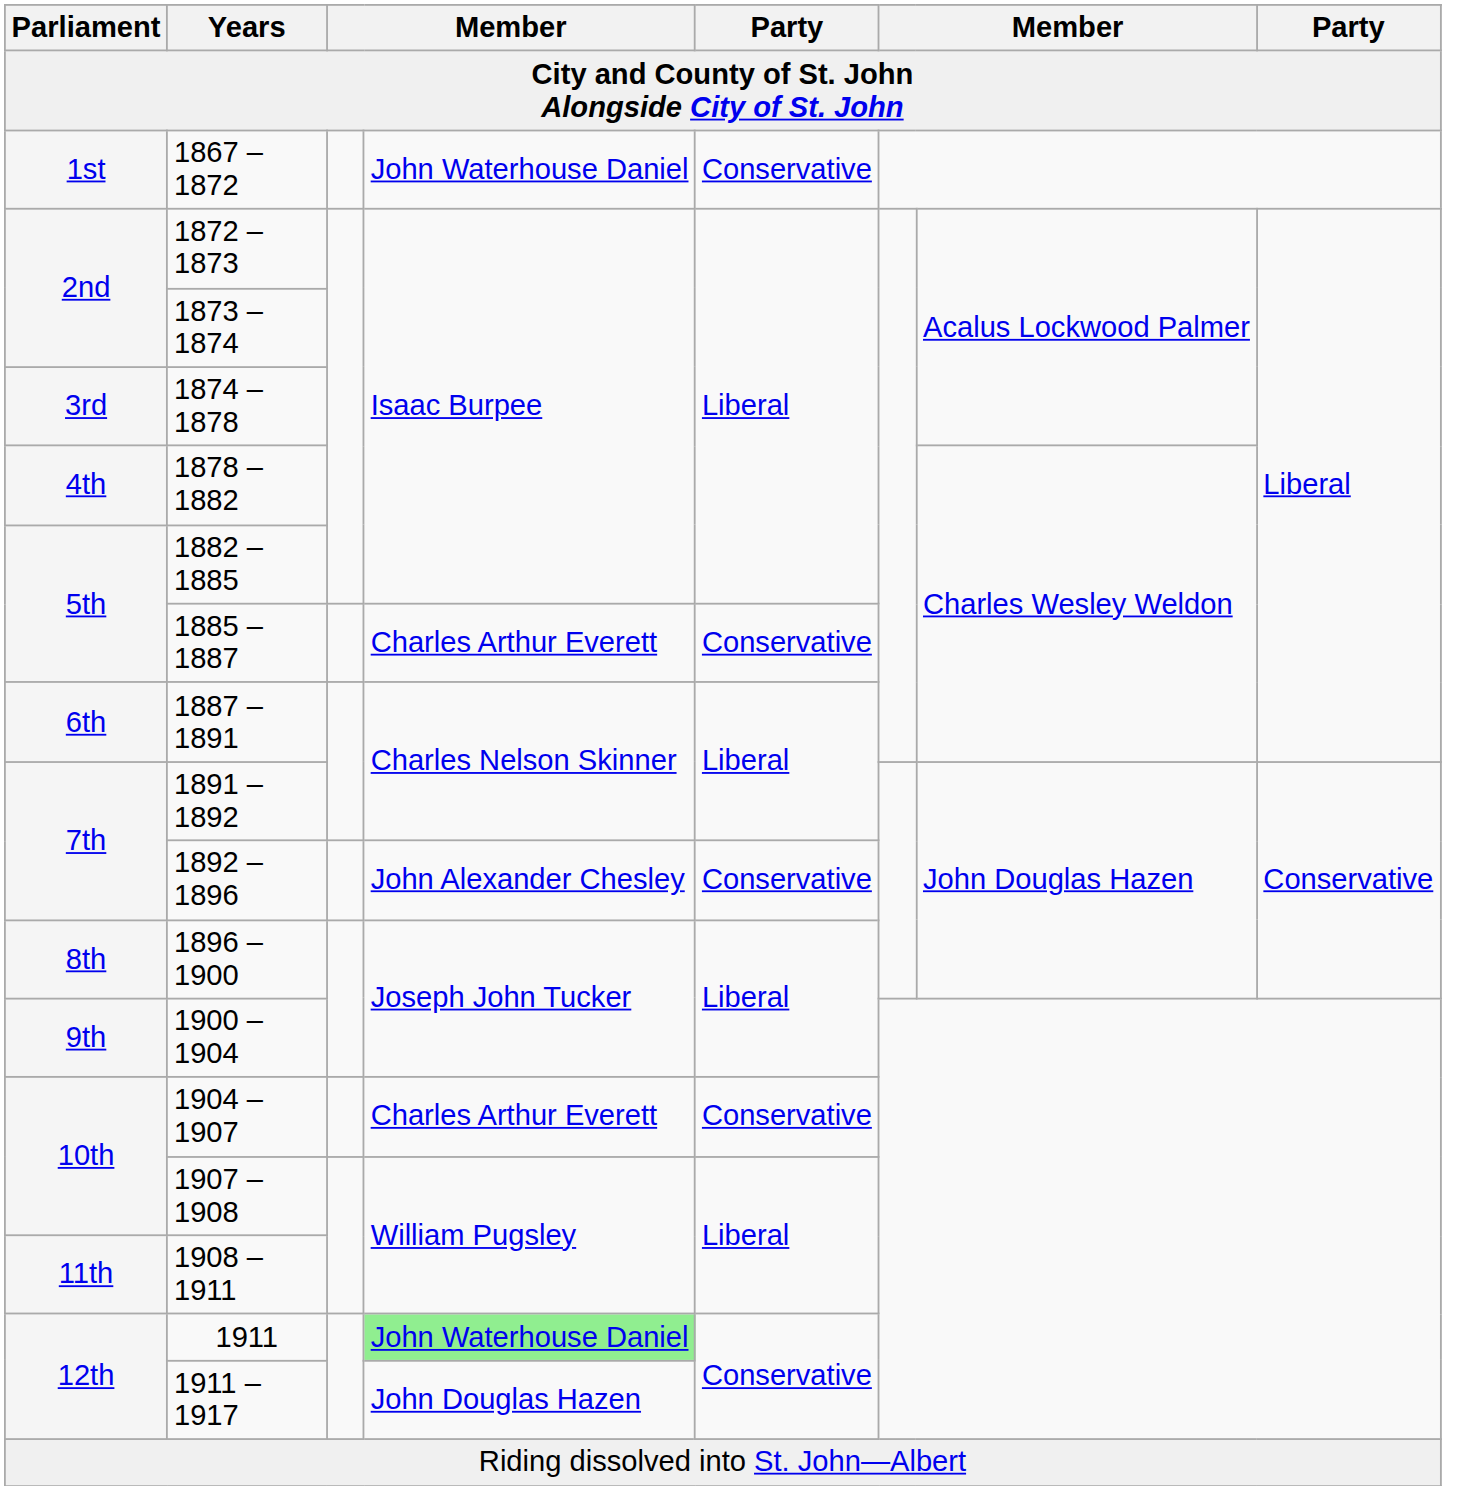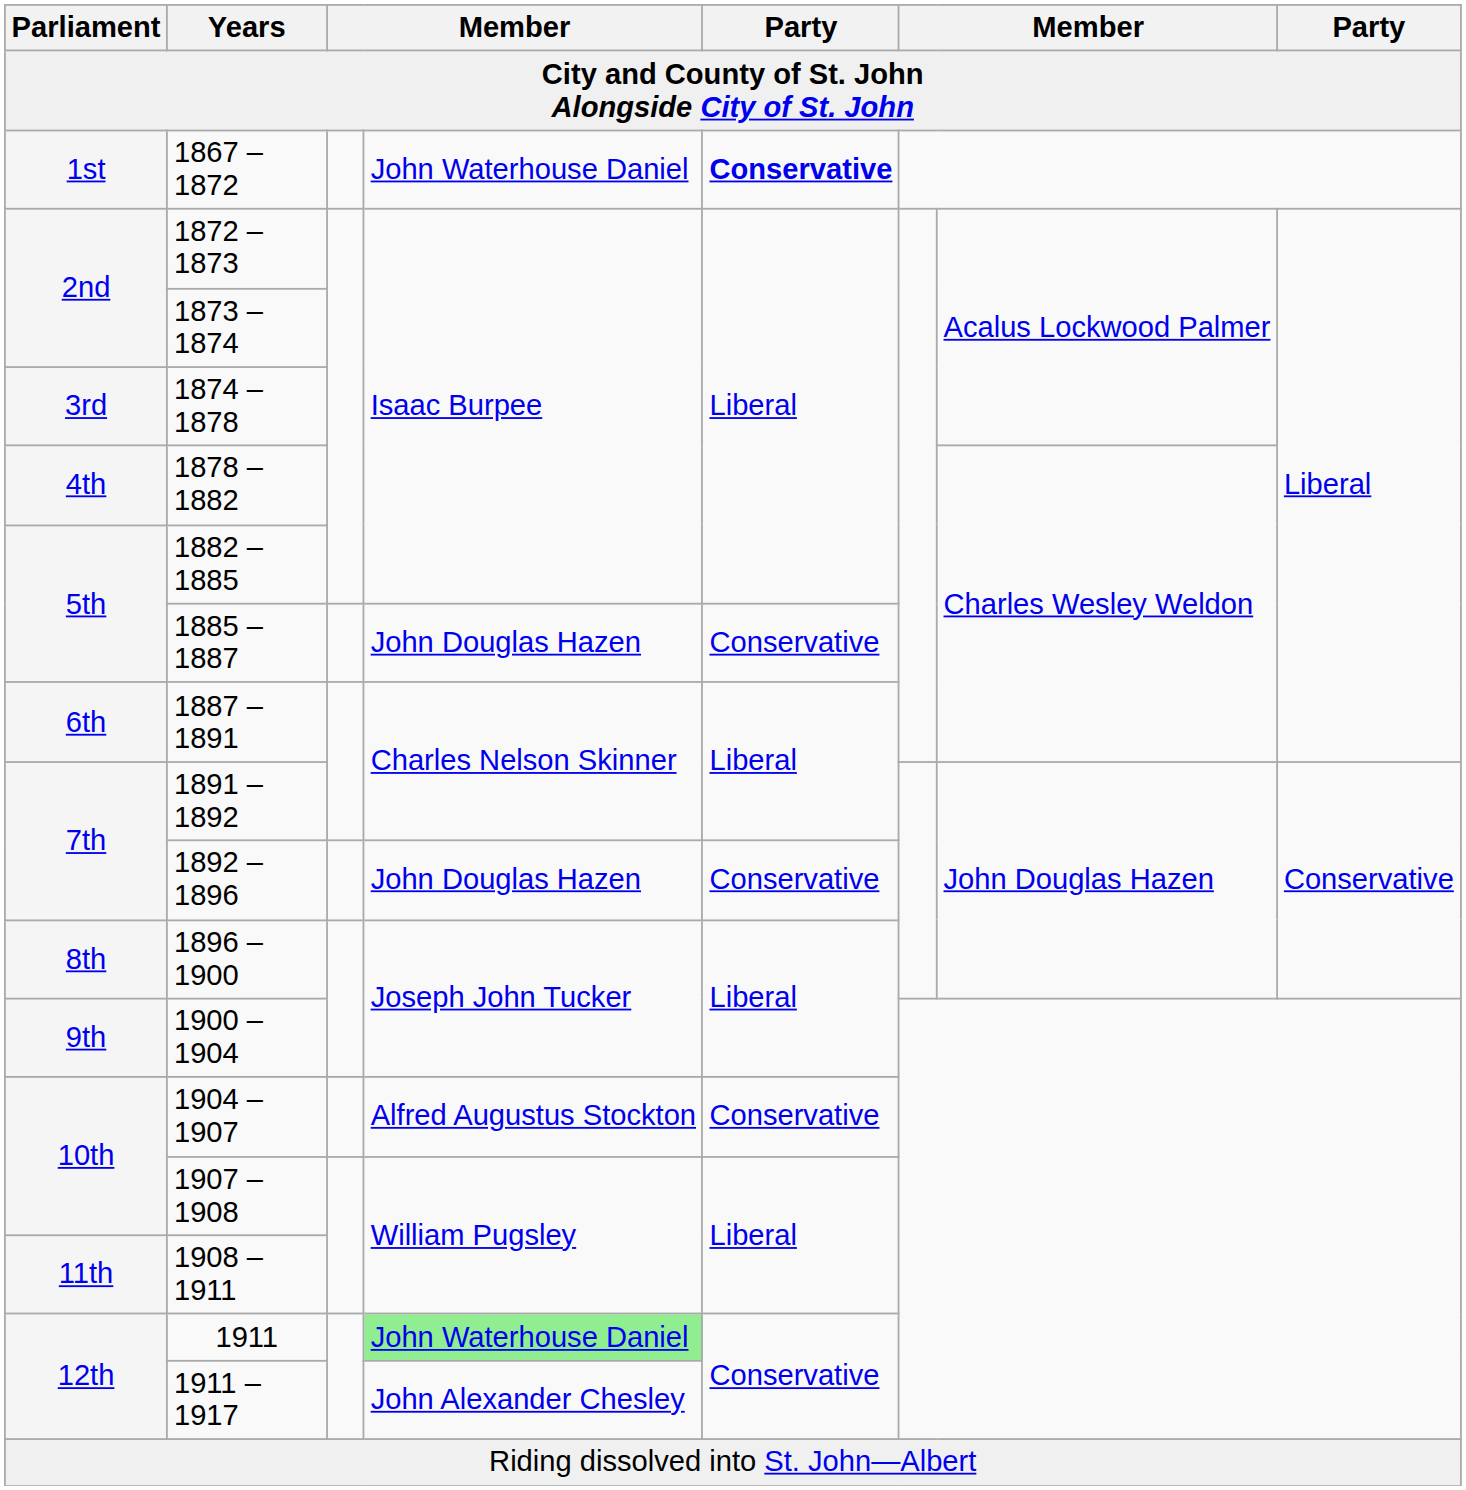(787, 169) normal -> (801, 169) bold
(514, 642) Charles Arthur Everett -> (506, 642) John Douglas Hazen
(528, 879) John Alexander Chesley -> (506, 879) John Douglas Hazen
(514, 1116) Charles Arthur Everett -> (533, 1116) Alfred Augustus Stockton
(506, 1399) John Douglas Hazen -> (528, 1399) John Alexander Chesley
